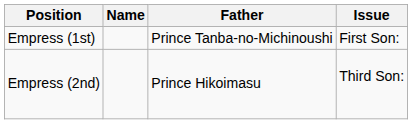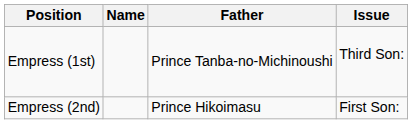(369, 37) First Son: -> (372, 53) Third Son:
(372, 76) Third Son: -> (369, 107) First Son:
